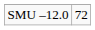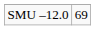(81, 14) 72 -> (81, 14) 69
